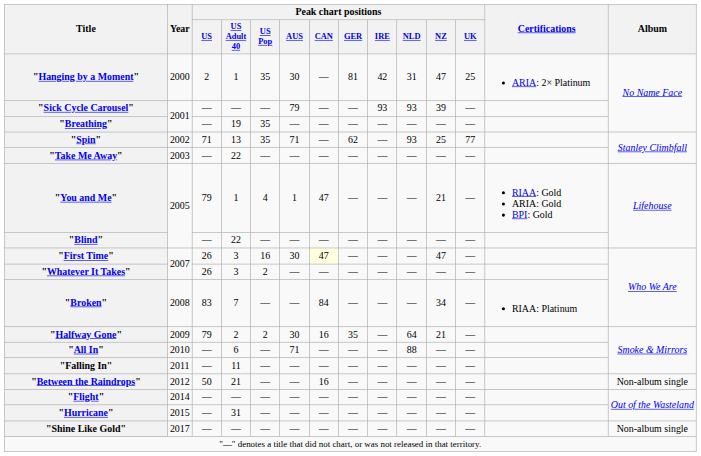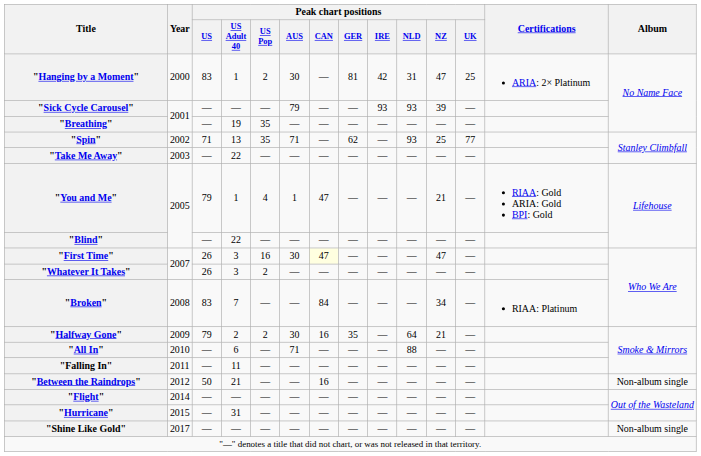(207, 77) 2 -> (207, 77) 83
(265, 77) 35 -> (265, 77) 2
